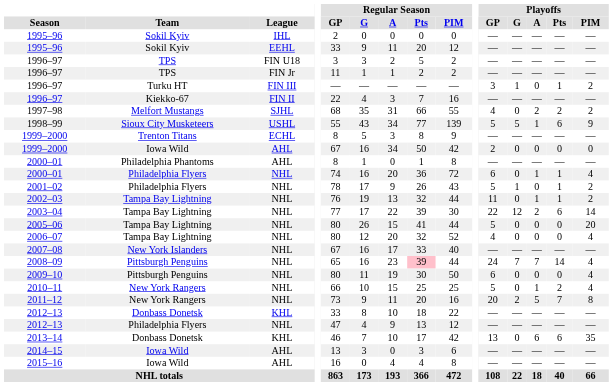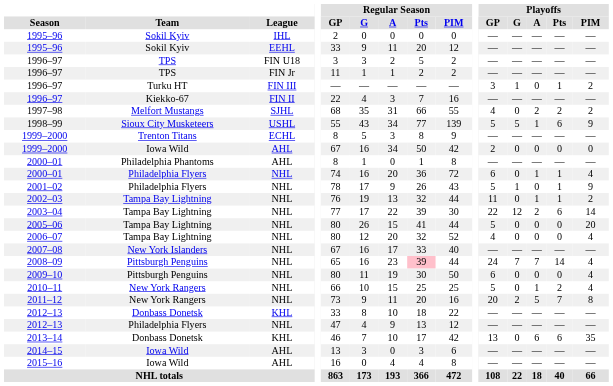(591, 186) 2 -> (591, 186) 9
